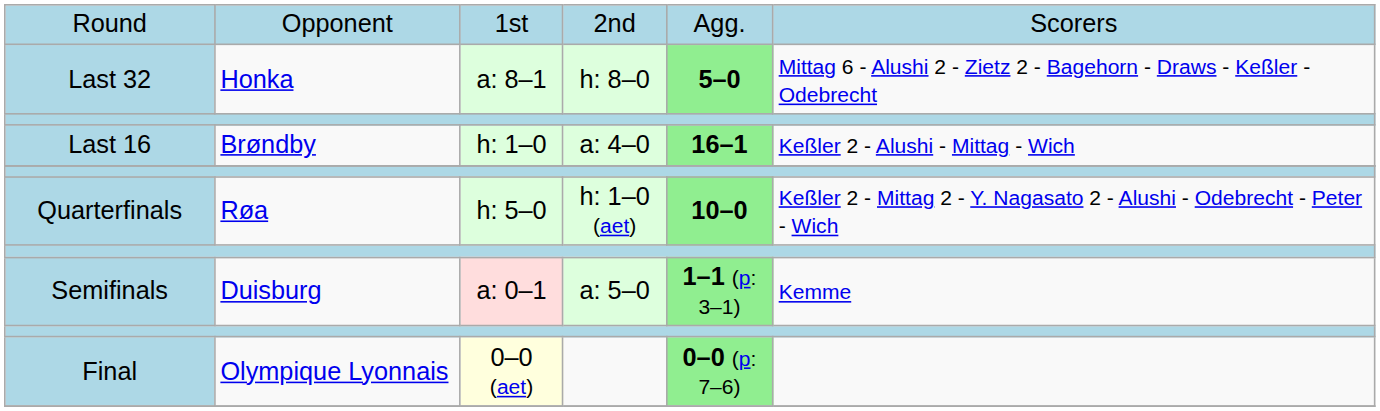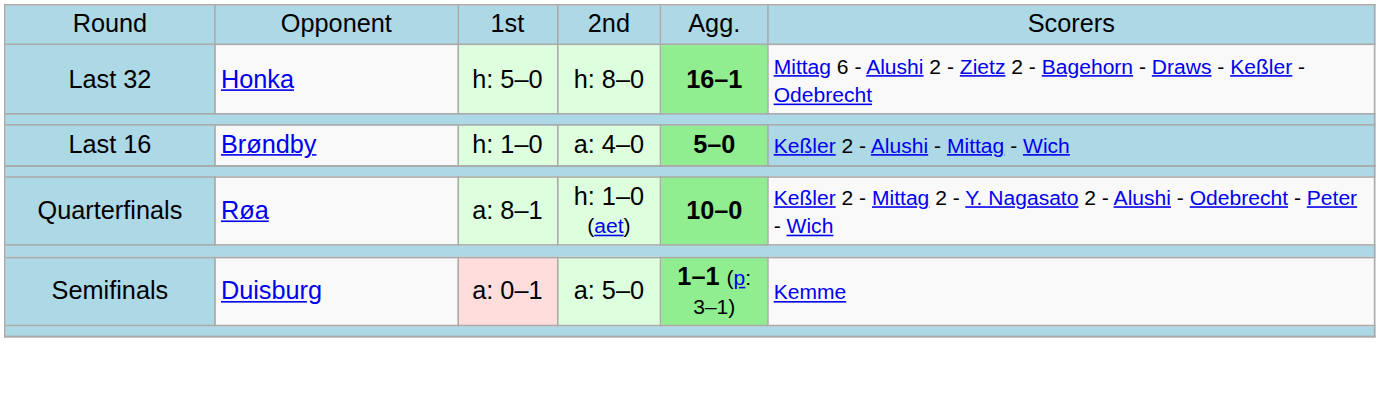(512, 78) a: 8–1 -> (507, 78) h: 5–0
(719, 78) 5–0 -> (714, 78) 16–1
(719, 144) 16–1 -> (714, 144) 5–0
(927, 146) no background -> (922, 146) lightblue background
(512, 210) h: 5–0 -> (507, 210) a: 8–1
- row: (110, 371)
